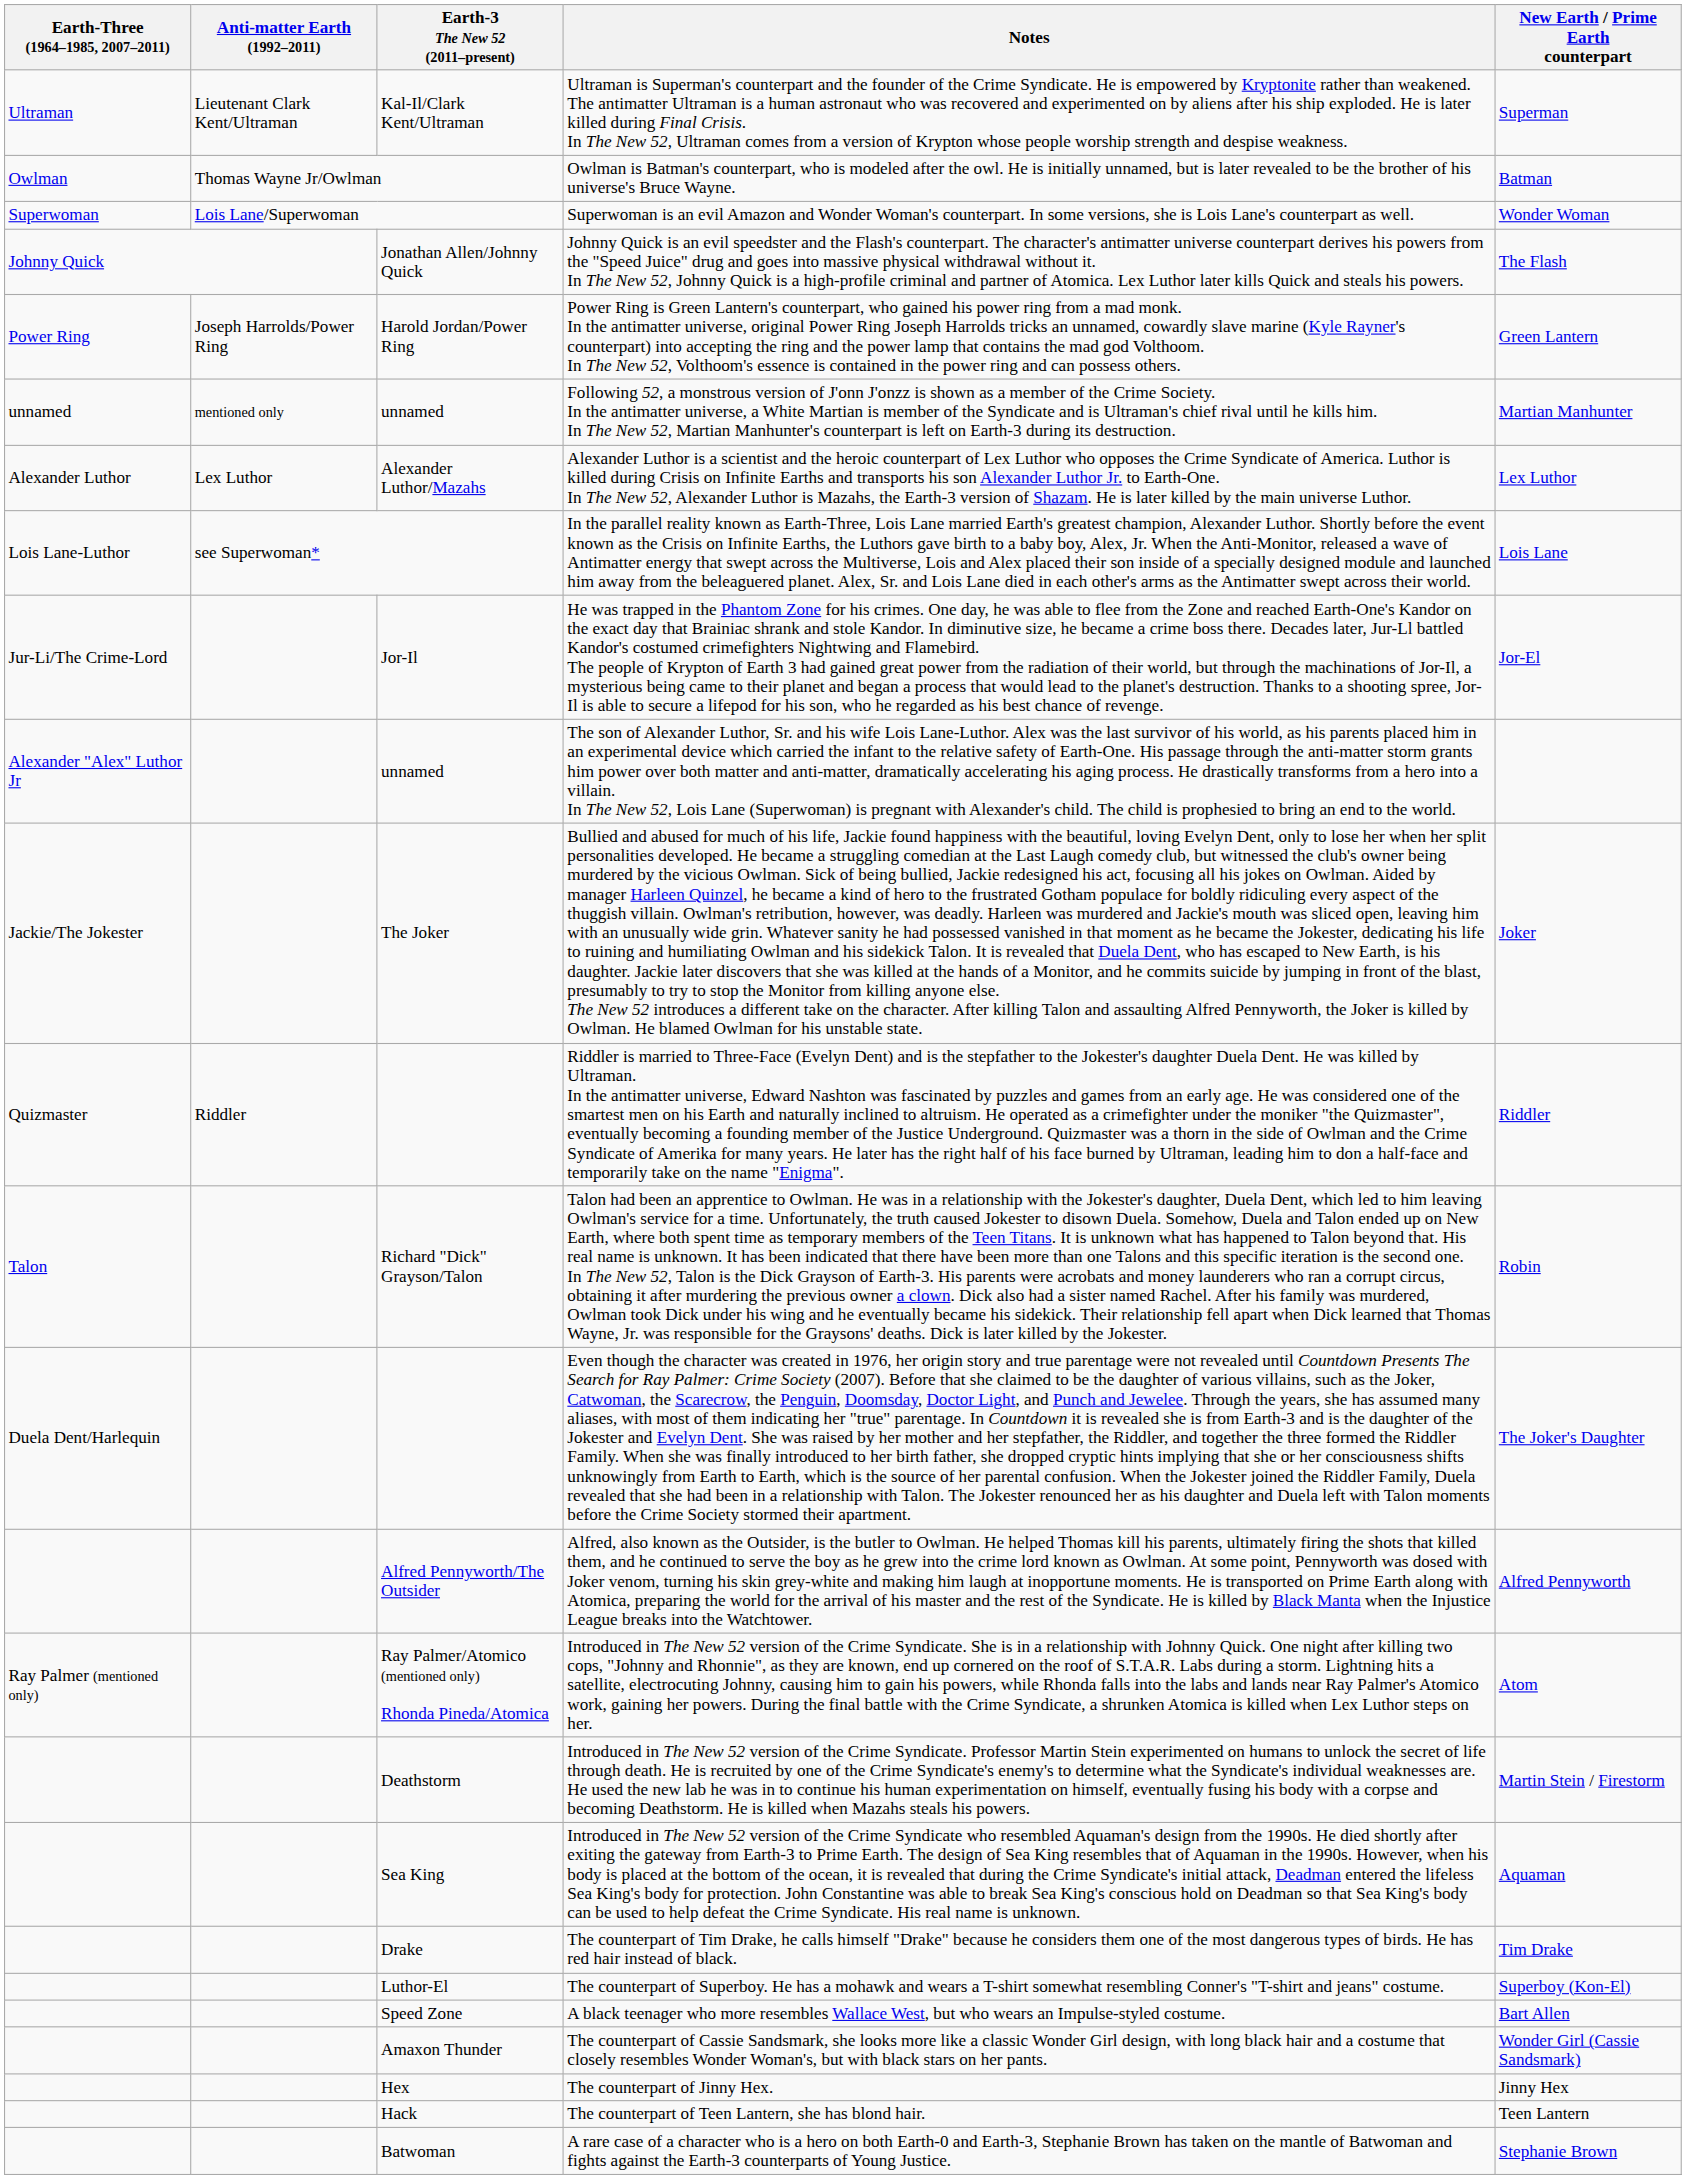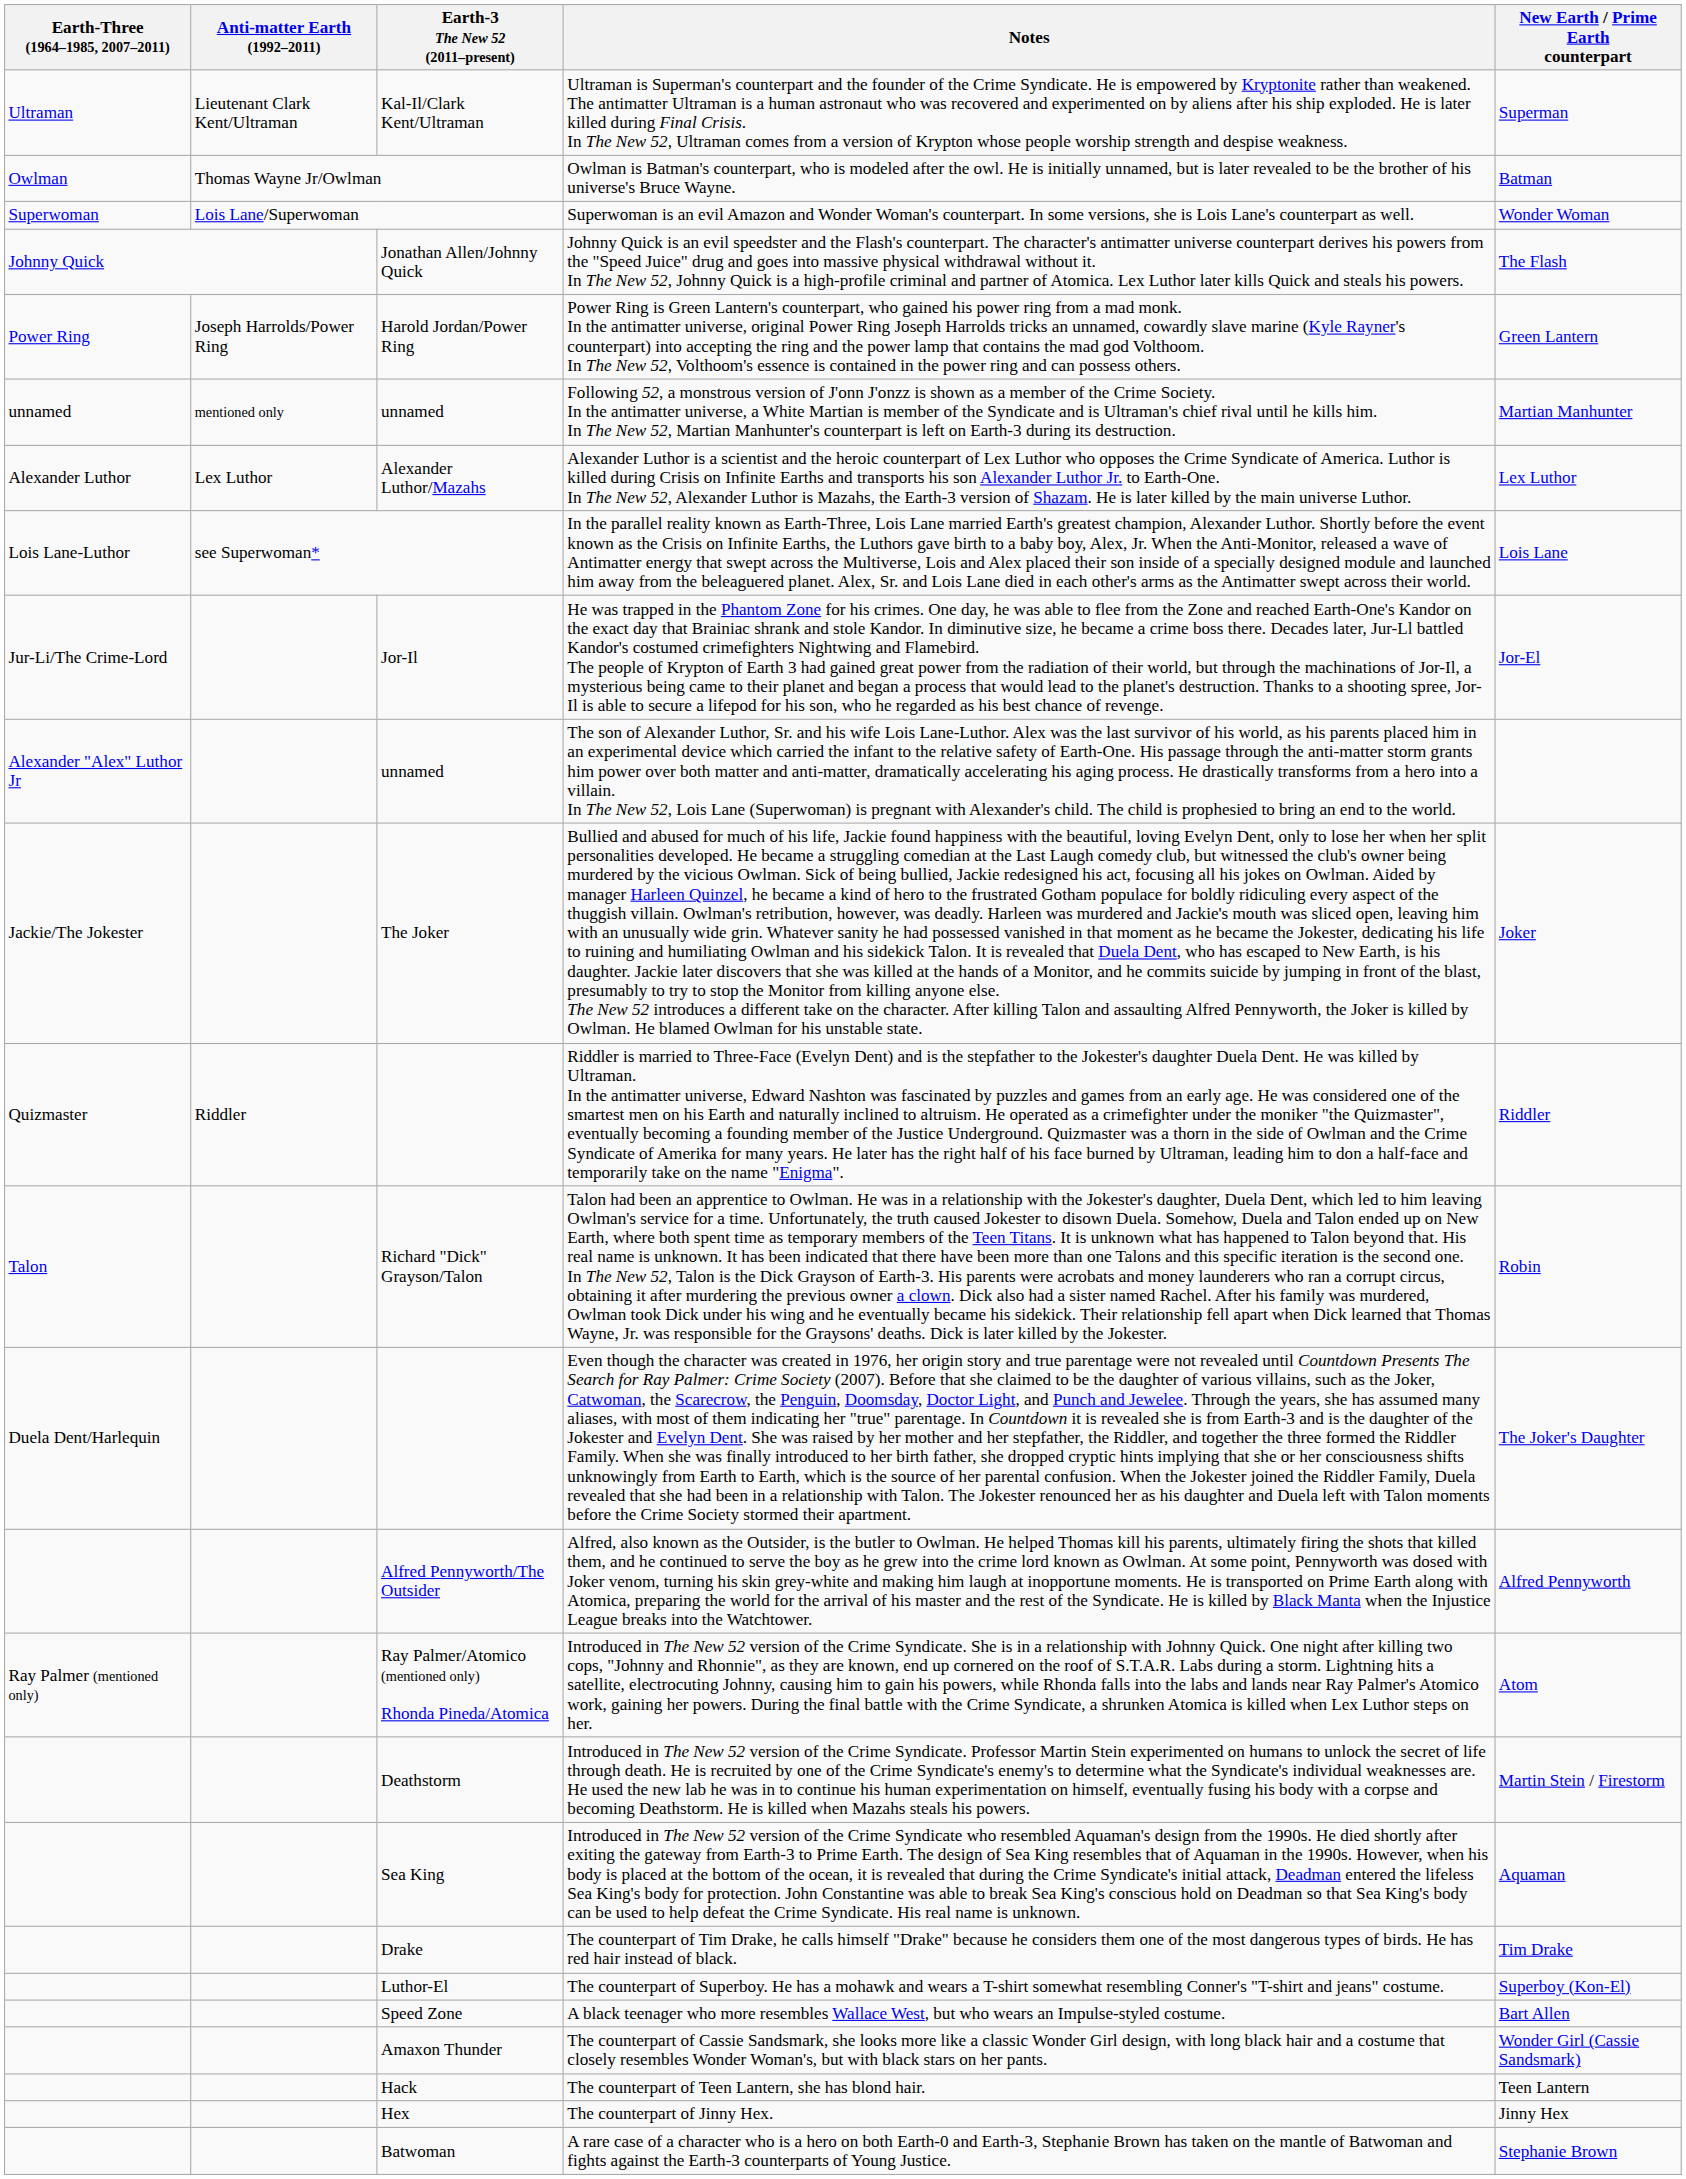rows swapped: (670, 2087) <-> (746, 2114)
